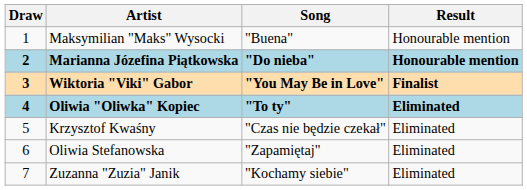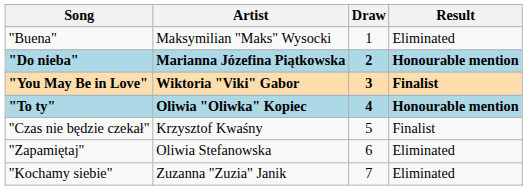columns swapped: (26, 15) <-> (315, 15)
(451, 38) Honourable mention -> (424, 38) Eliminated
(426, 106) Eliminated -> (456, 106) Honourable mention
(424, 128) Eliminated -> (414, 128) Finalist
